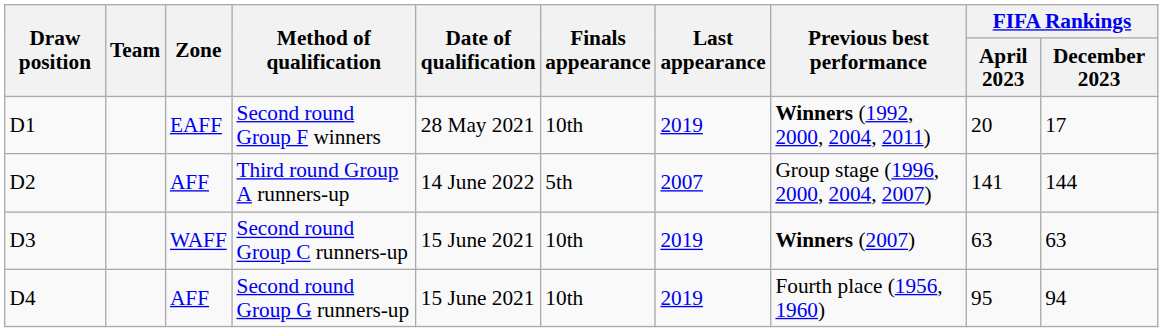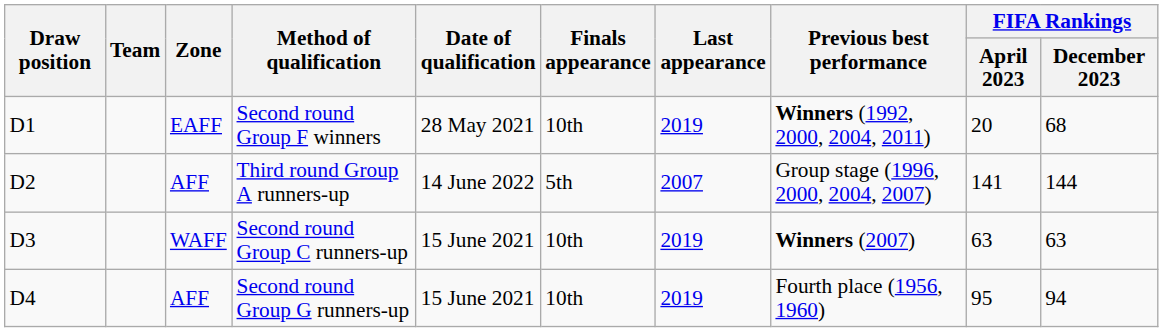(1056, 124) 17 -> (1056, 124) 68
